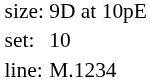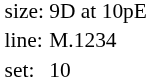rows swapped: (20, 40) <-> (24, 69)
